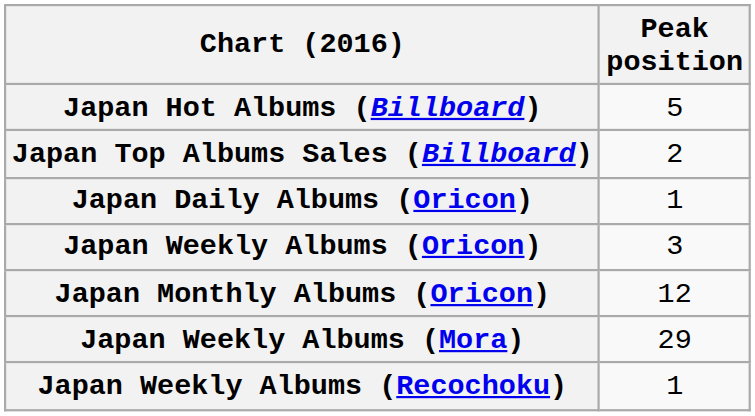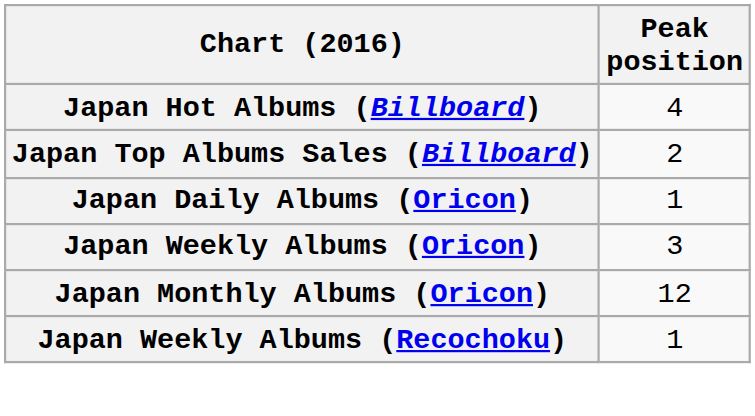(675, 108) 5 -> (675, 108) 4
- row: (302, 340)
